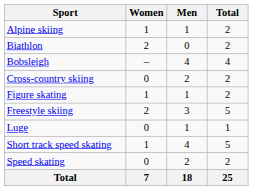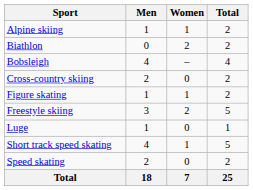columns swapped: (187, 12) <-> (146, 12)
